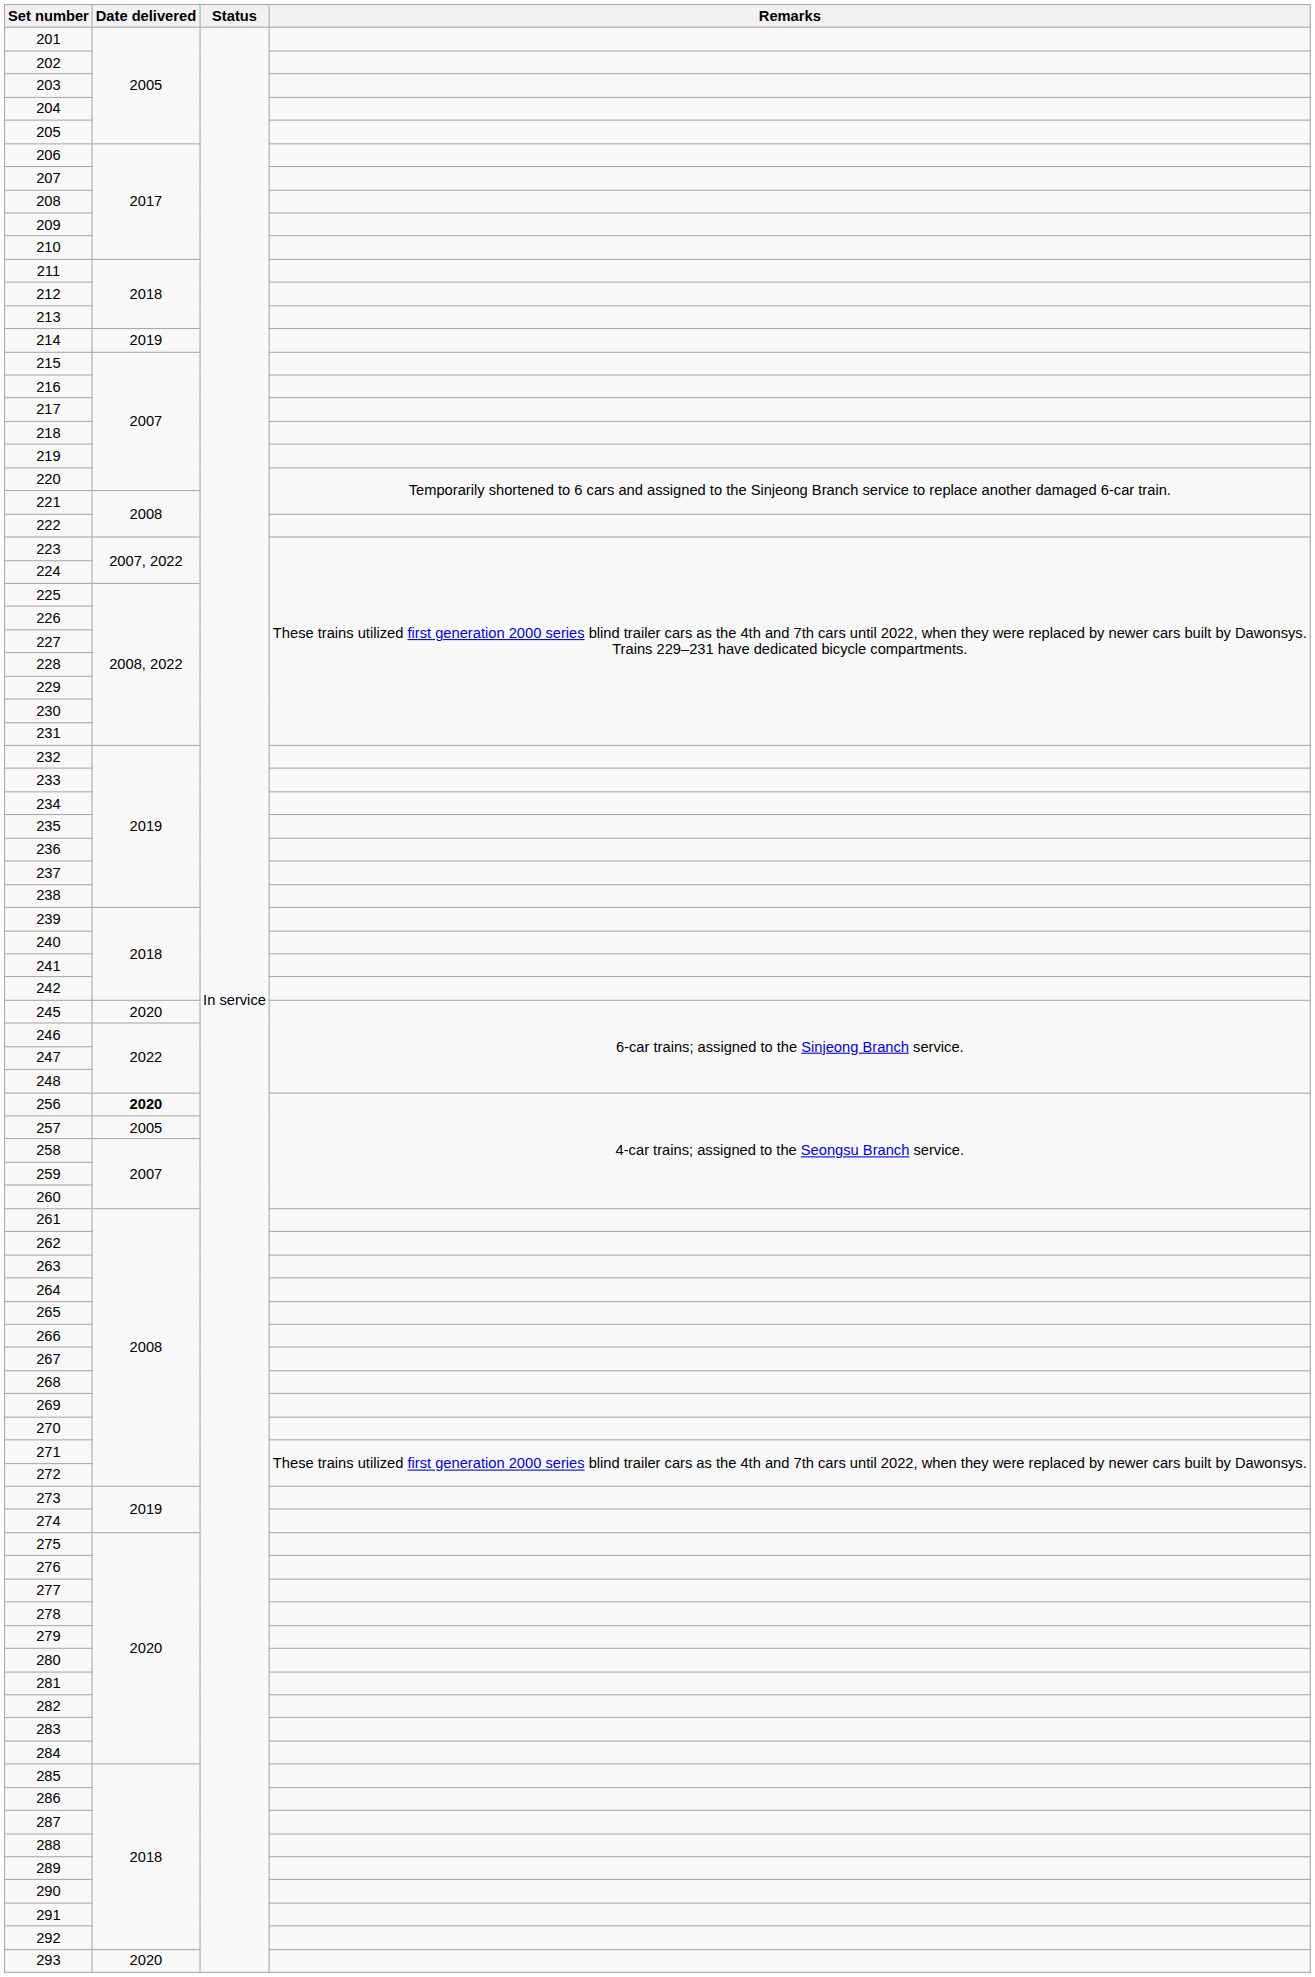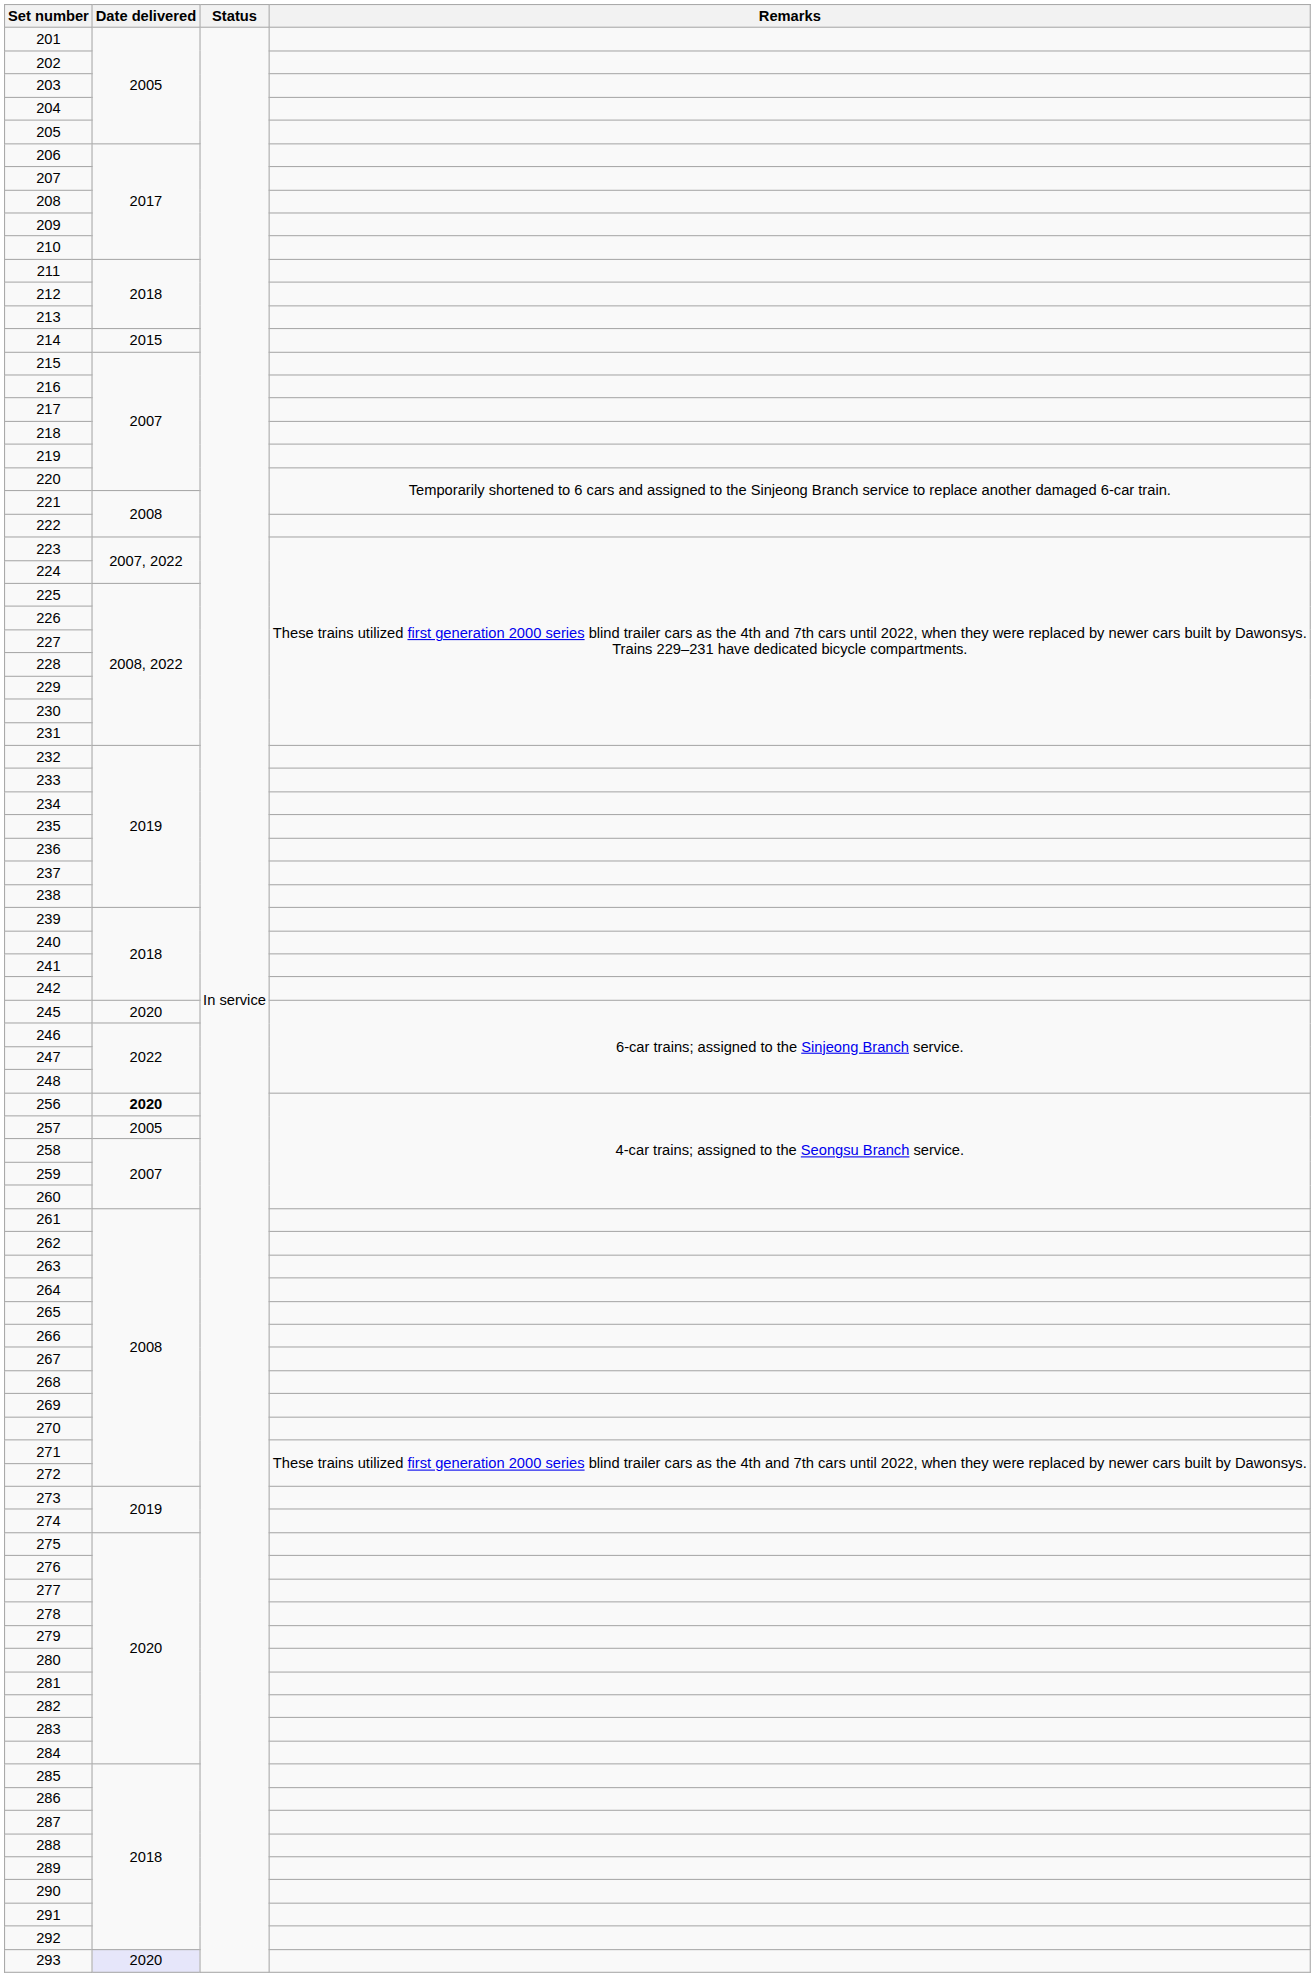(146, 340) 2019 -> (146, 340) 2015
(146, 1961) no background -> (146, 1961) lavender background
